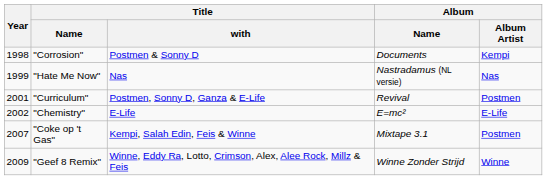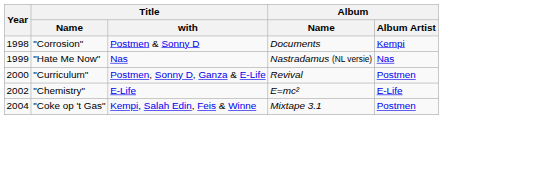(18, 97) 2001 -> (18, 75) 2000
(18, 134) 2007 -> (18, 106) 2004
- row: (67, 161)
